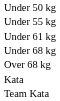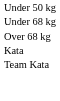- row: (30, 22)
- row: (30, 36)
